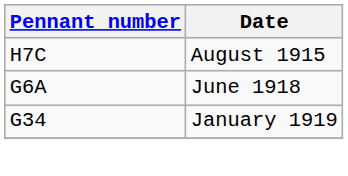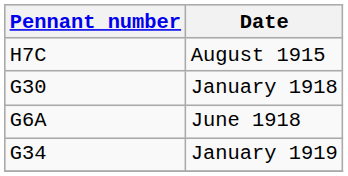+ row: (28, 88)
